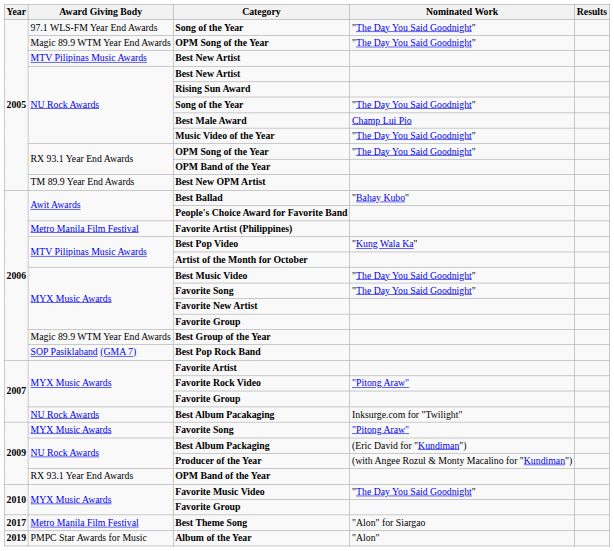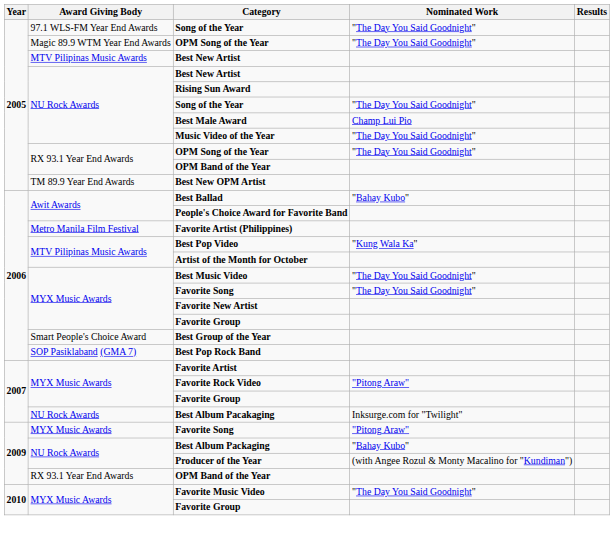(101, 337) Magic 89.9 WTM Year End Awards -> (88, 337) Smart People's Choice Award
(409, 445) (Eric David for "Kundiman") -> (381, 445) "Bahay Kubo"
- row: (16, 523)
- row: (16, 538)
